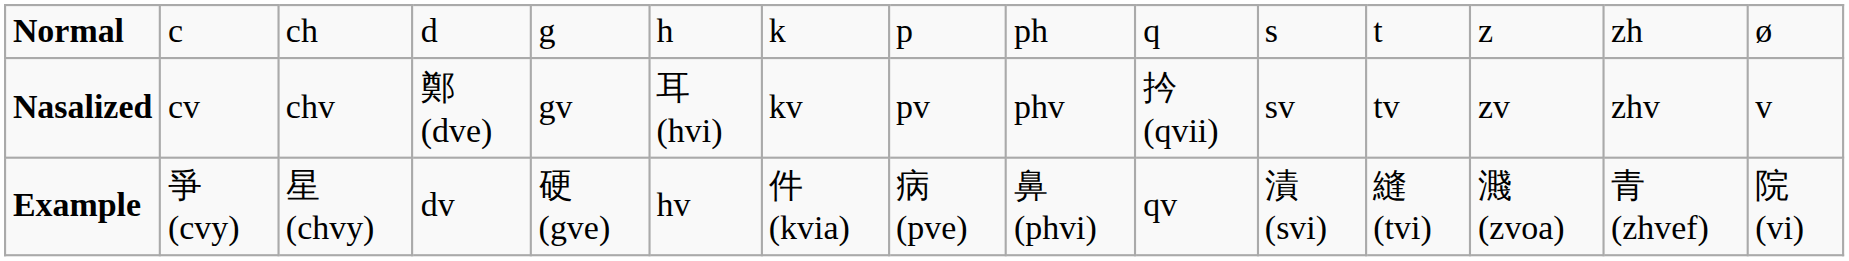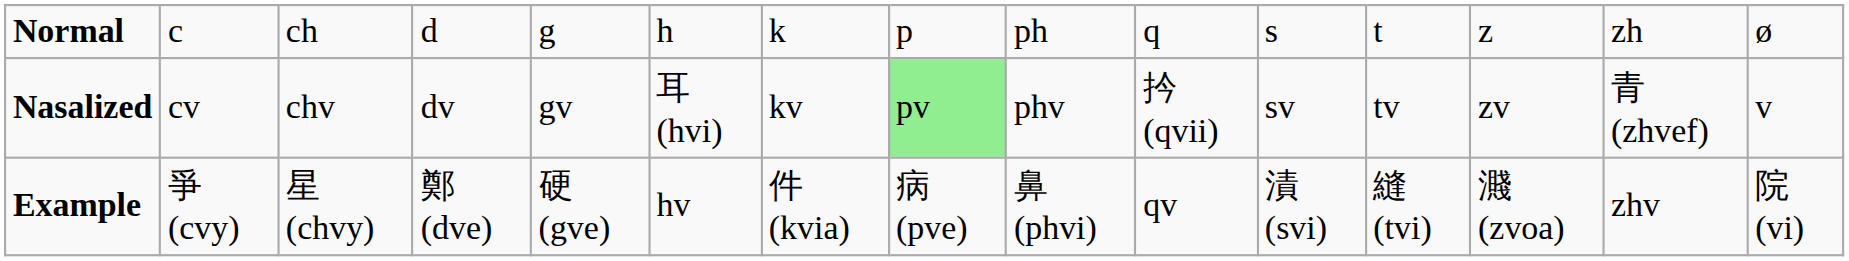(457, 108) 鄭(dve) -> (438, 107) dv
(913, 107) no background -> (913, 107) lightgreen background
(1635, 107) zhv -> (1660, 108) 青(zhvef)
(438, 205) dv -> (457, 206) 鄭(dve)
(1660, 206) 青(zhvef) -> (1635, 205) zhv
